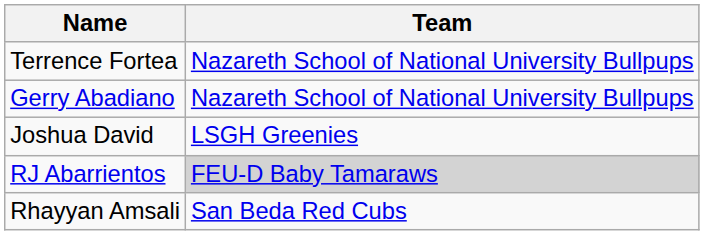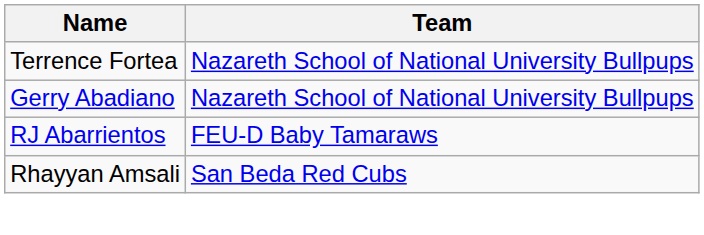- row: (82, 135)
(314, 173) lightgrey background -> (314, 135) no background
